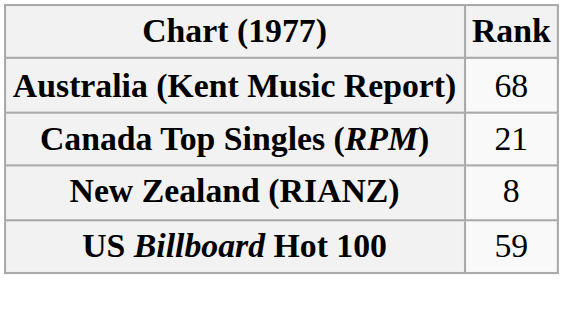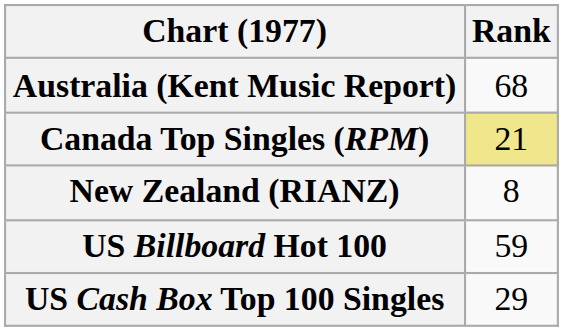(511, 138) no background -> (511, 138) khaki background
+ row: (235, 298)
